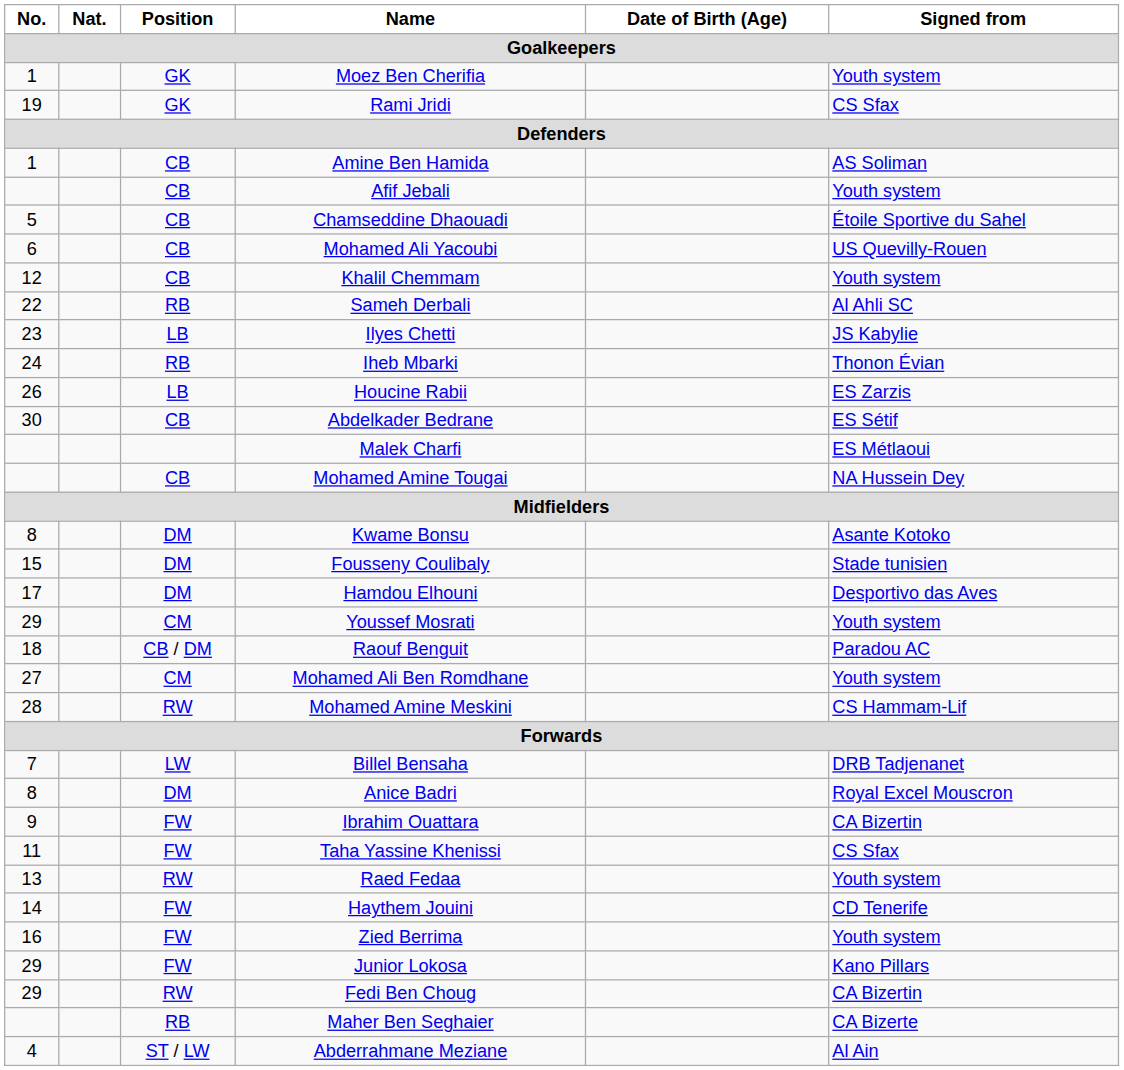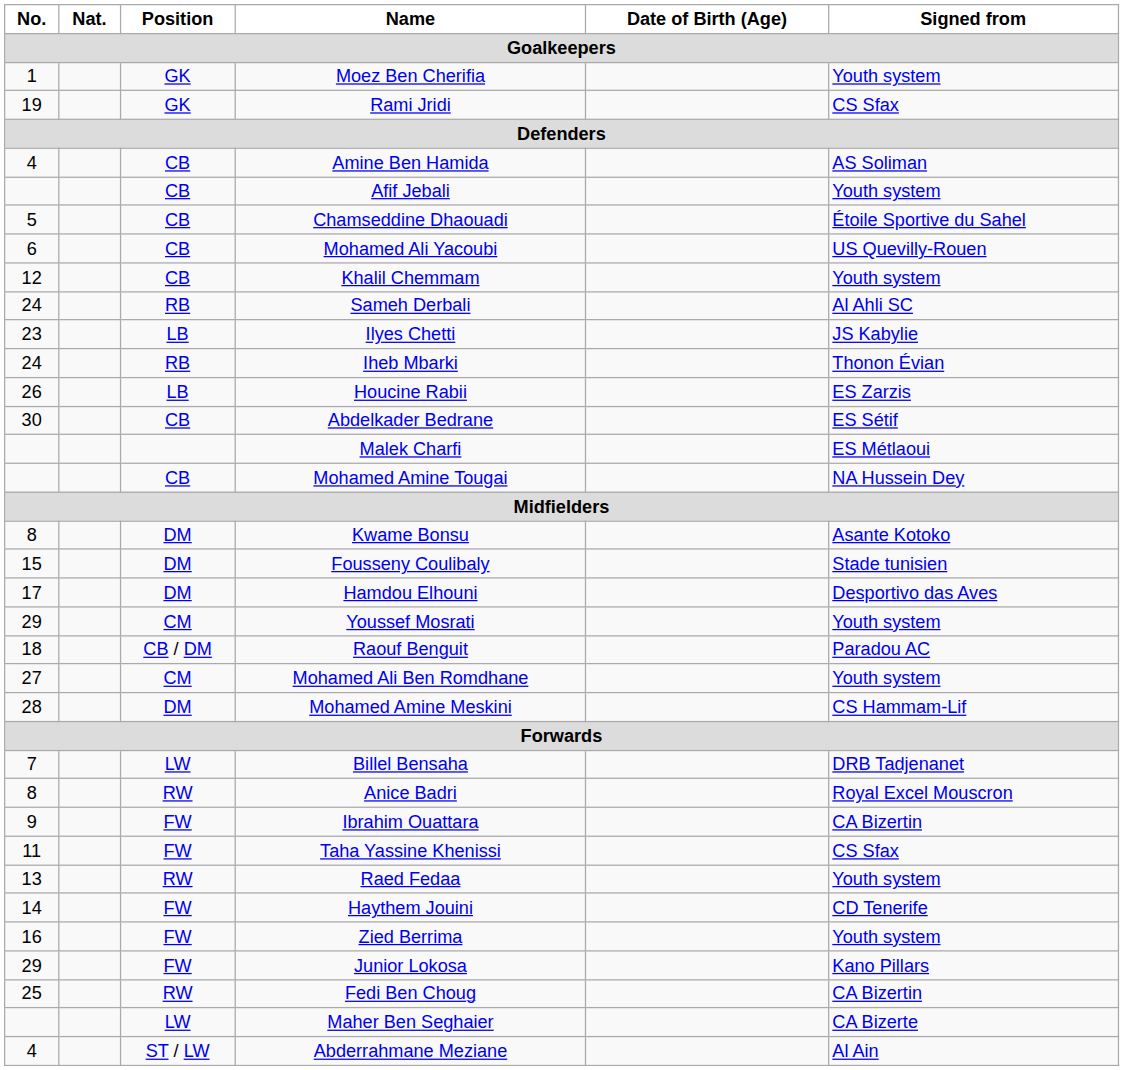(32, 163) 1 -> (32, 163) 4
(32, 306) 22 -> (32, 306) 24
(178, 707) RW -> (178, 707) DM
(178, 793) DM -> (178, 793) RW
(32, 994) 29 -> (32, 994) 25
(178, 1023) RB -> (178, 1023) LW
